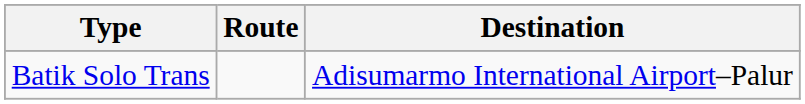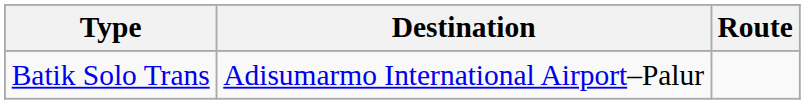columns swapped: (261, 27) <-> (552, 27)
